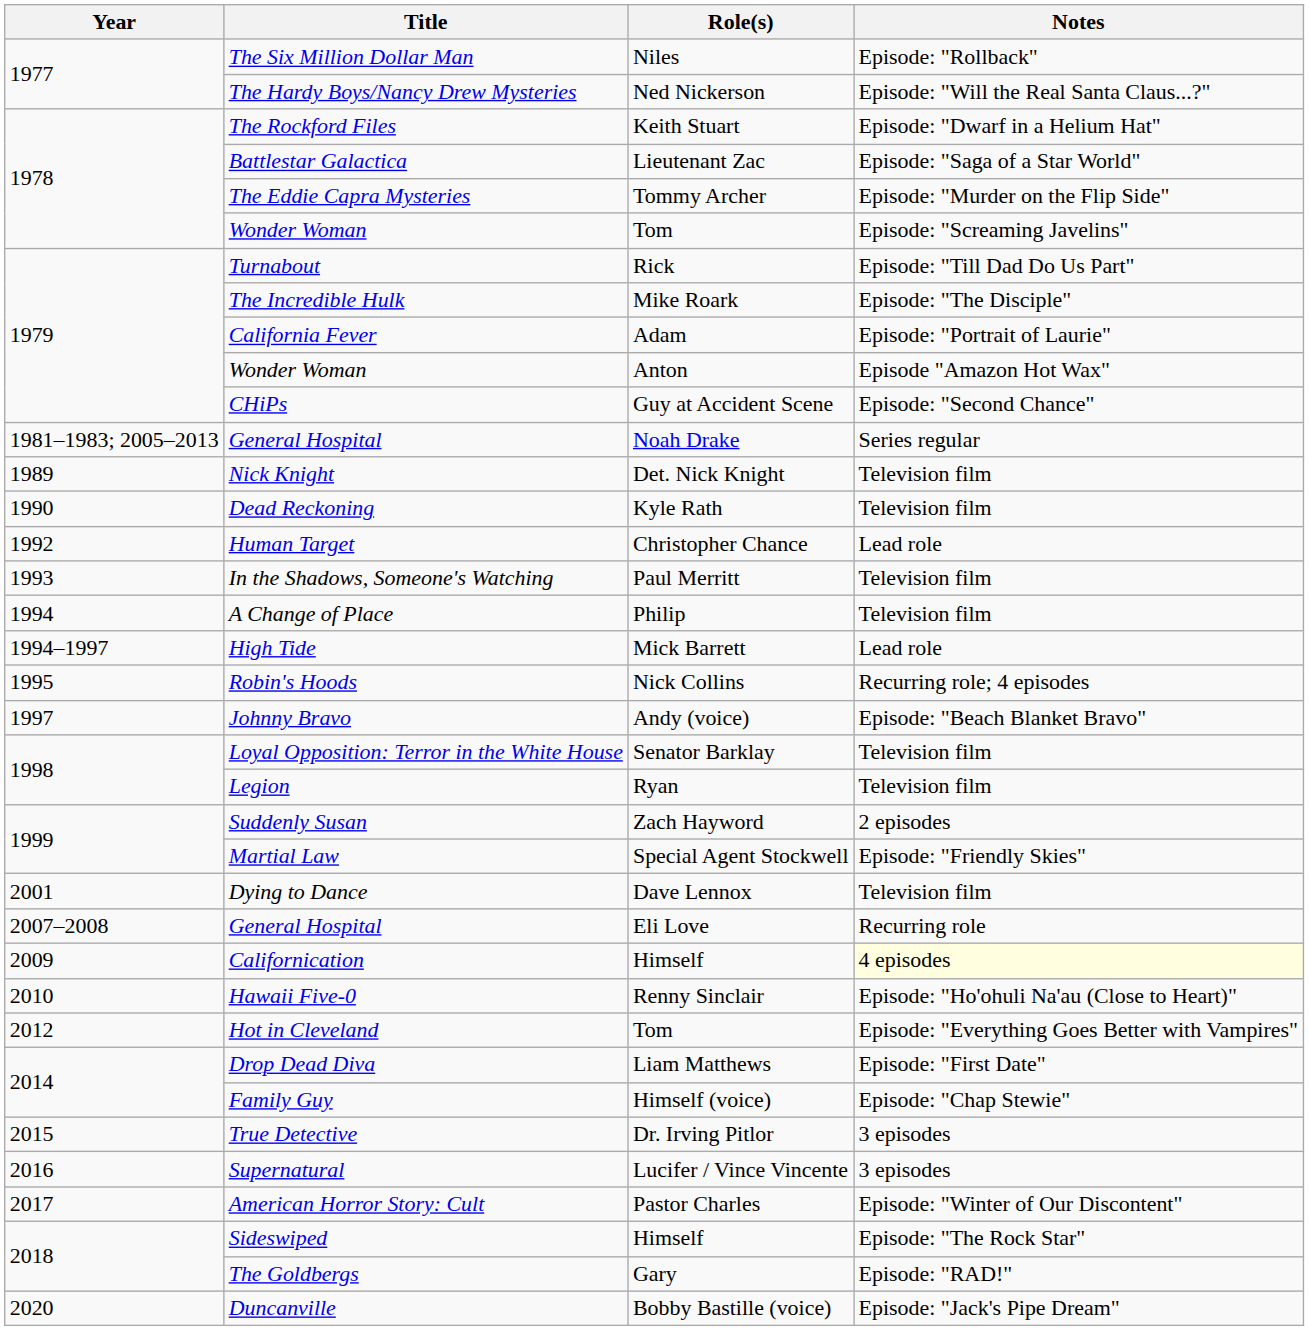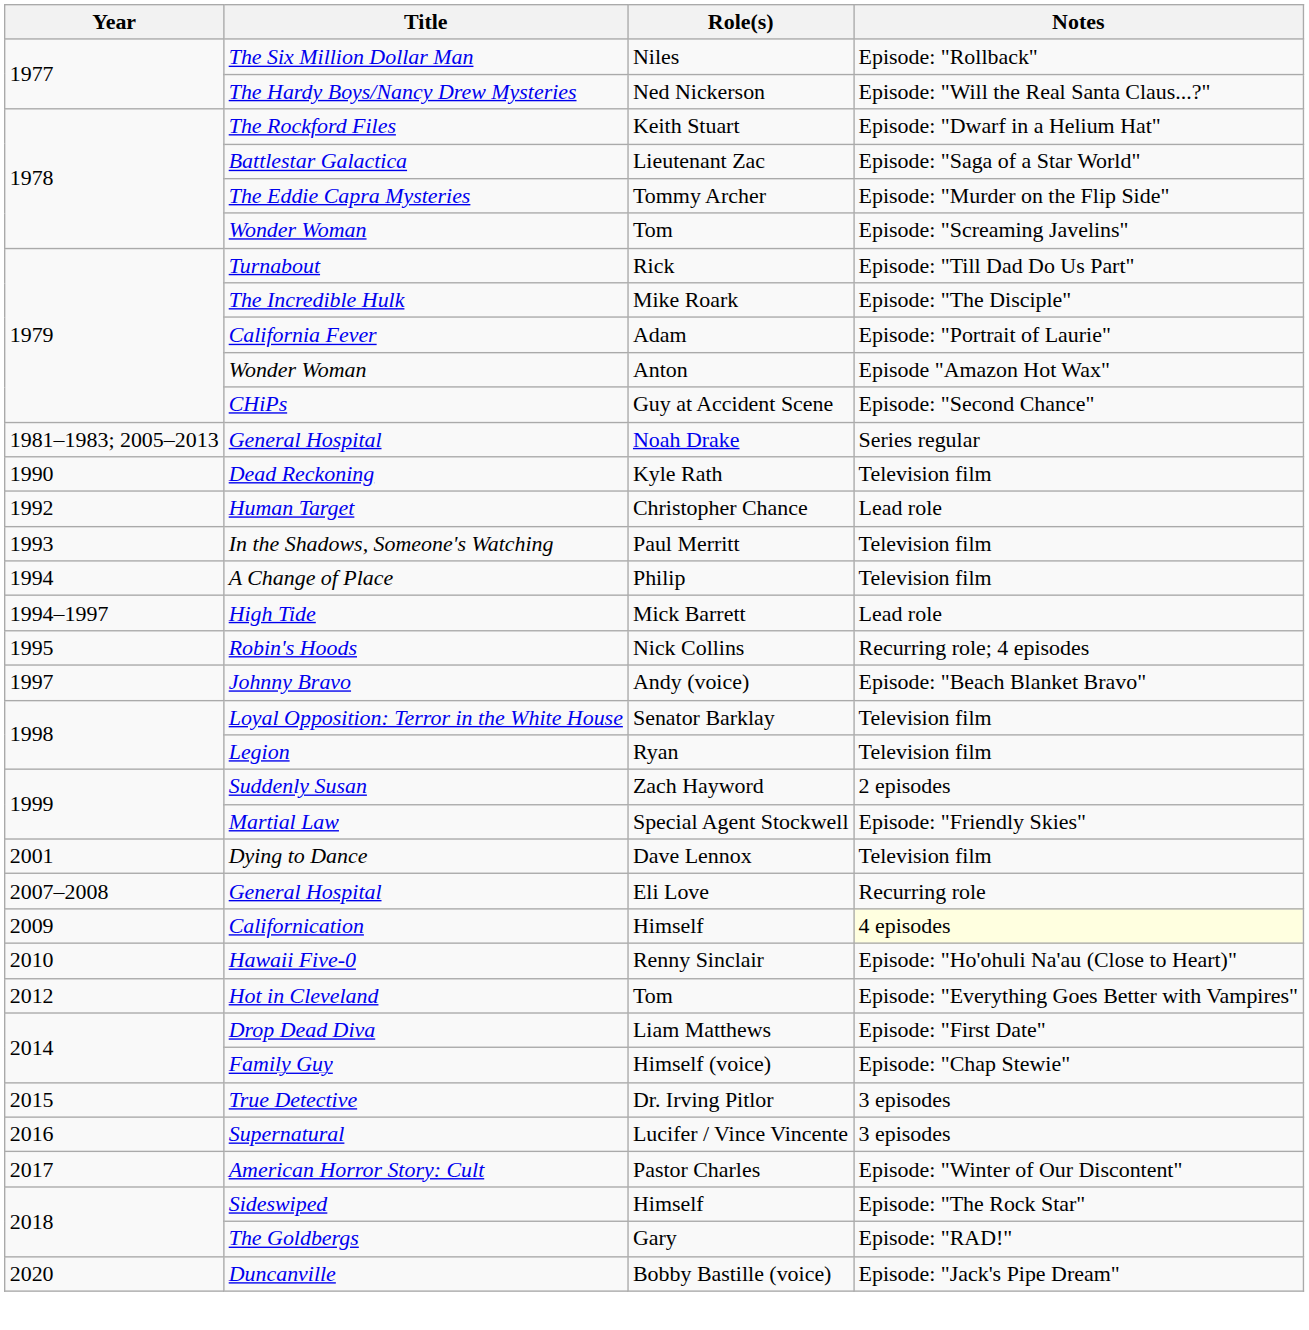- row: (281, 473)
